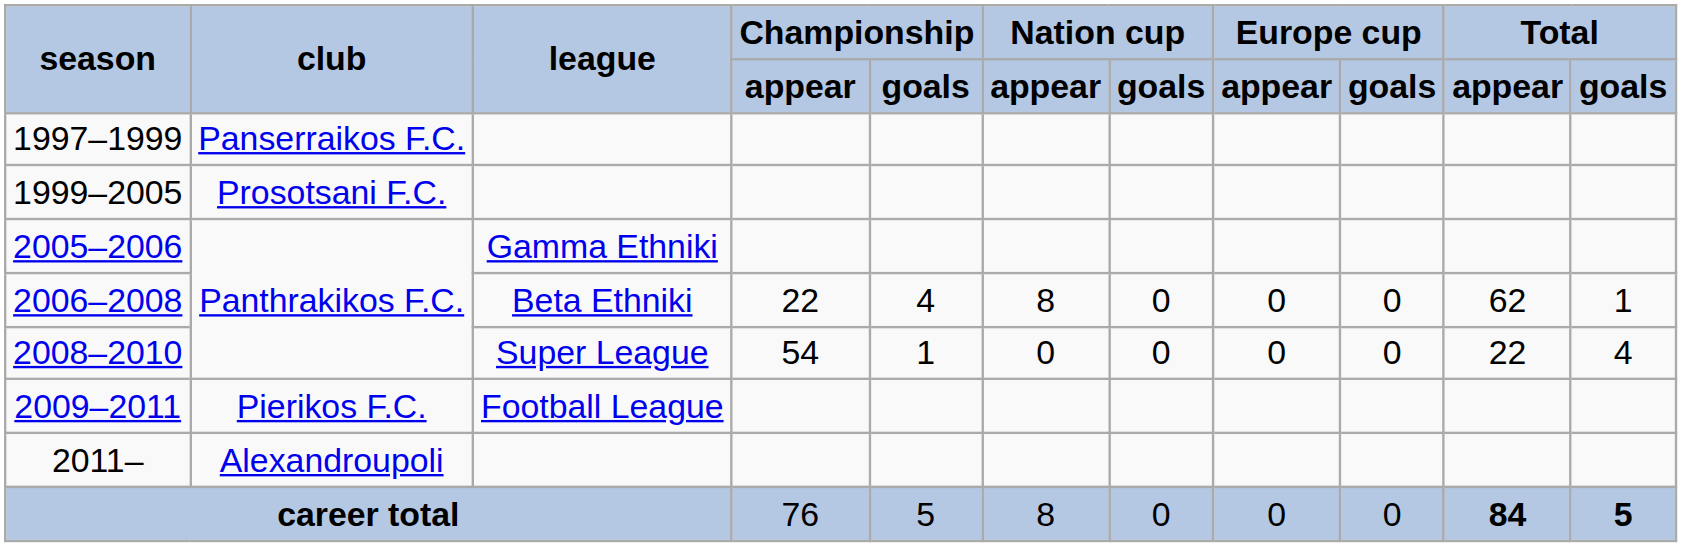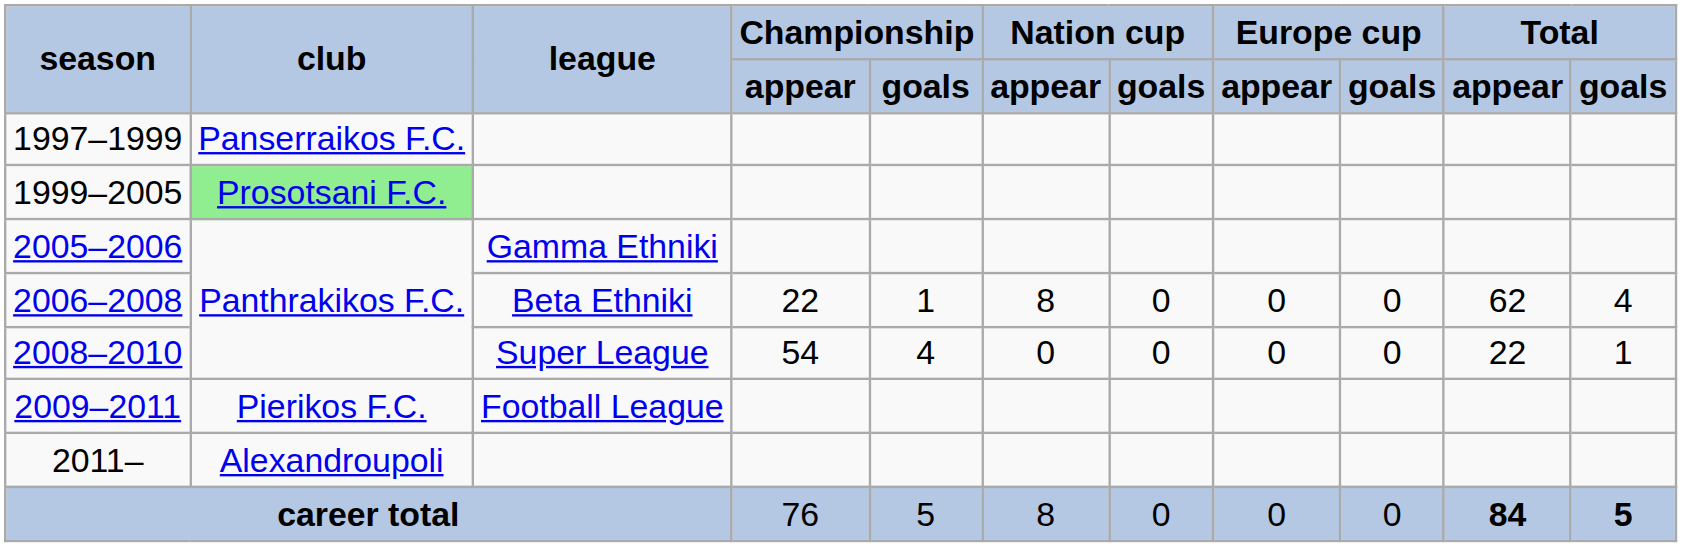(332, 193) no background -> (332, 193) lightgreen background
(926, 300) 4 -> (926, 300) 1
(1623, 300) 1 -> (1623, 300) 4
(926, 353) 1 -> (926, 353) 4
(1623, 353) 4 -> (1623, 353) 1
